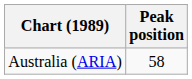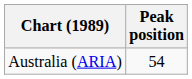(157, 61) 58 -> (157, 61) 54
